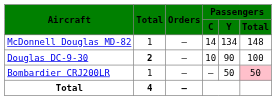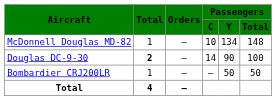(211, 42) 14 -> (211, 42) 10
(211, 57) 10 -> (211, 57) 14
(255, 73) pink background -> (255, 73) no background
